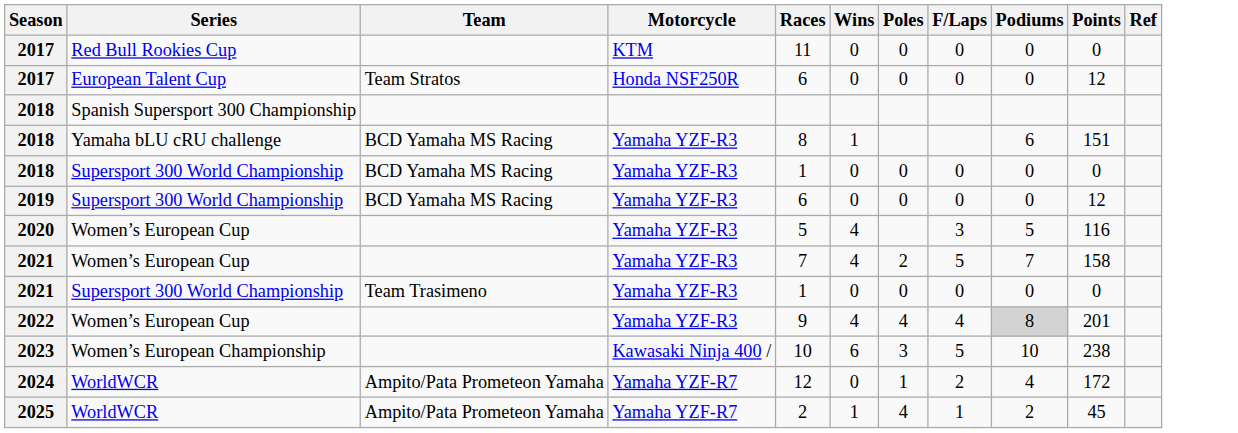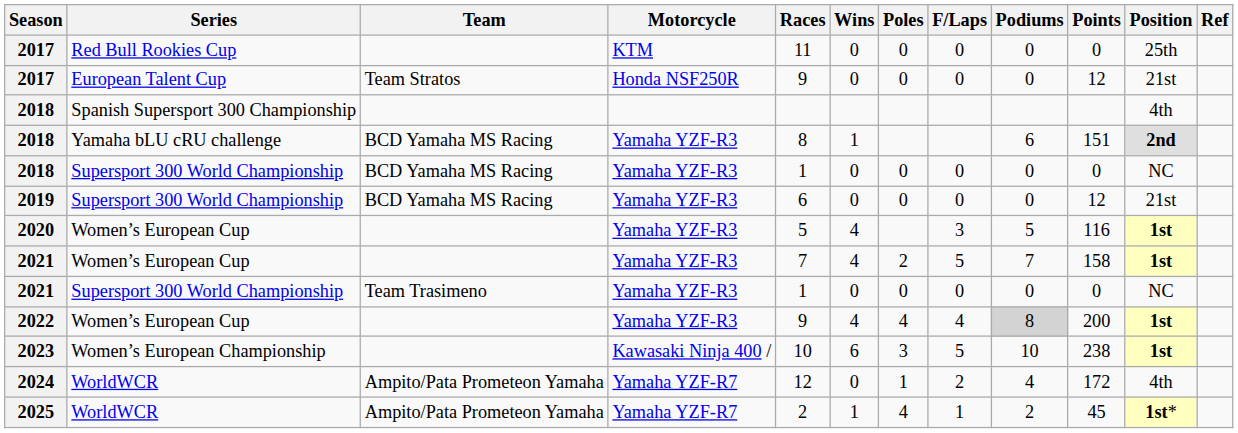+ column: (1161, 19)
(803, 80) 6 -> (803, 80) 9
(1097, 321) 201 -> (1097, 321) 200
